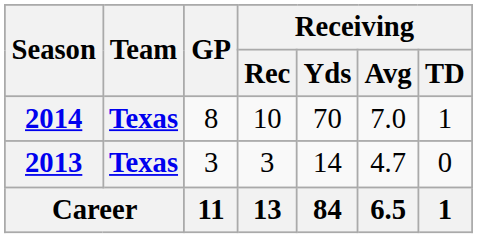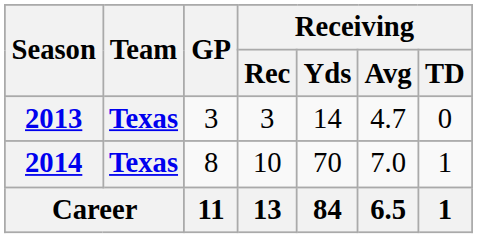rows swapped: (54, 163) <-> (54, 118)
